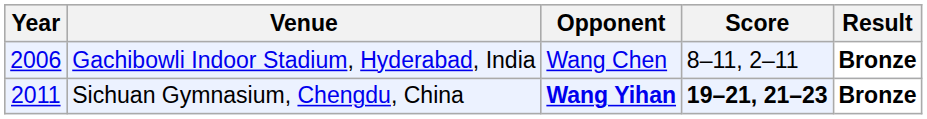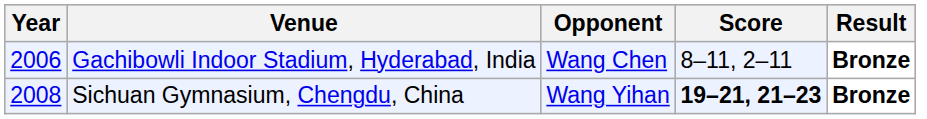(36, 96) 2011 -> (36, 96) 2008
(611, 96) bold -> (608, 96) normal
